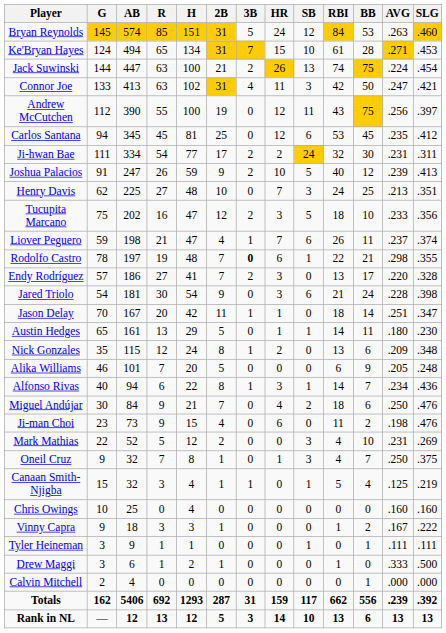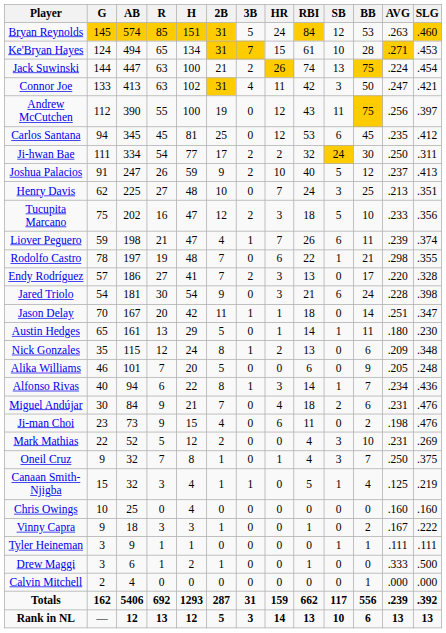columns swapped: (338, 13) <-> (309, 13)
(398, 154) .231 -> (398, 154) .250
(398, 172) .239 -> (398, 172) .237
(398, 240) .237 -> (398, 240) .239
(250, 258) bold -> (250, 258) normal
(398, 404) .250 -> (398, 404) .231
